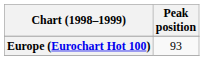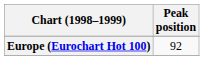(176, 45) 93 -> (176, 45) 92
